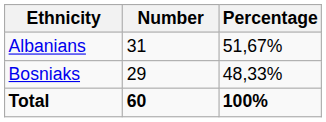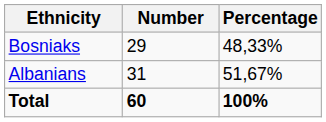rows swapped: (47, 46) <-> (44, 74)
